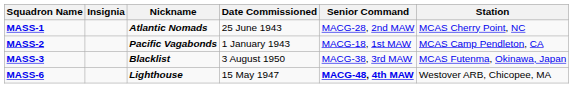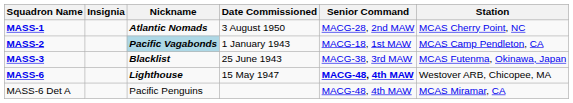(252, 28) 25 June 1943 -> (253, 28) 3 August 1950
(173, 43) no background -> (173, 43) lightblue background
(253, 59) 3 August 1950 -> (252, 59) 25 June 1943
+ row: (39, 91)
